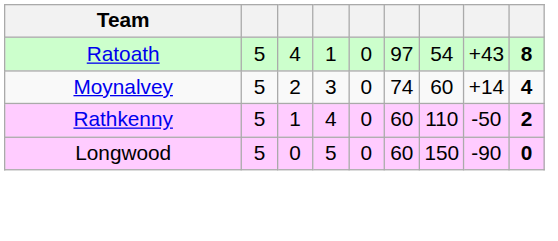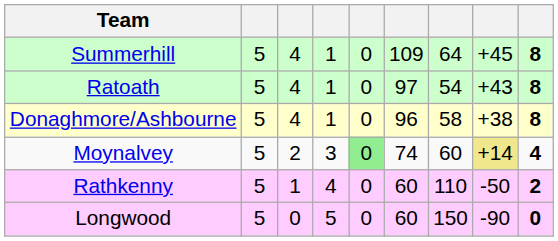+ row: (123, 53)
+ row: (123, 119)
(366, 86) no background -> (366, 152) lightgreen background
(486, 86) no background -> (495, 152) khaki background
